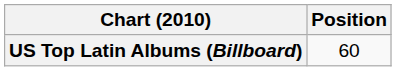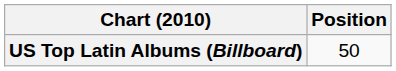(349, 50) 60 -> (349, 50) 50
